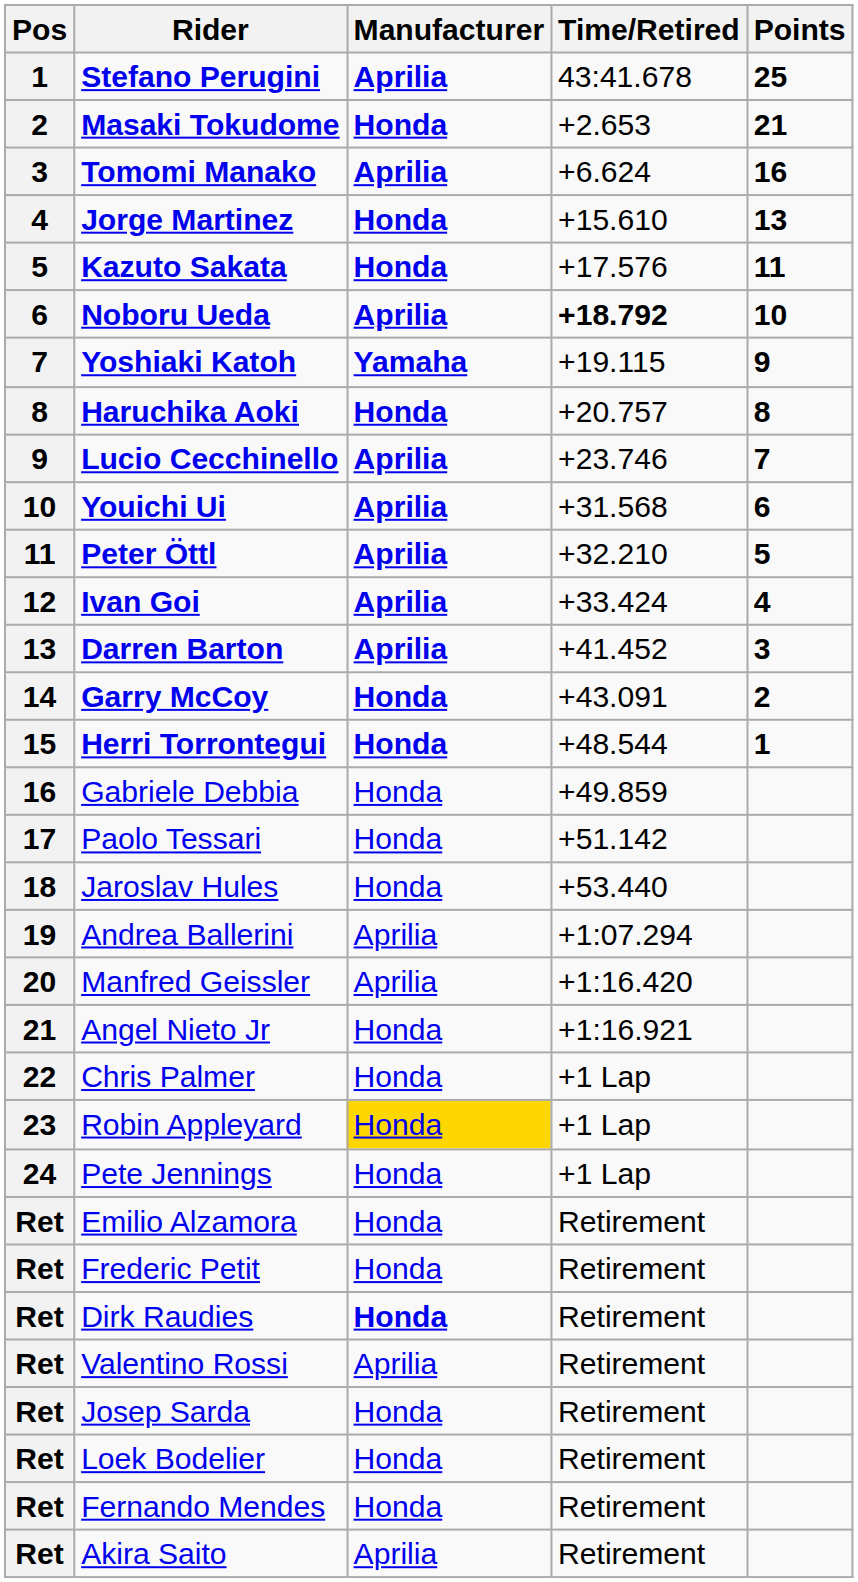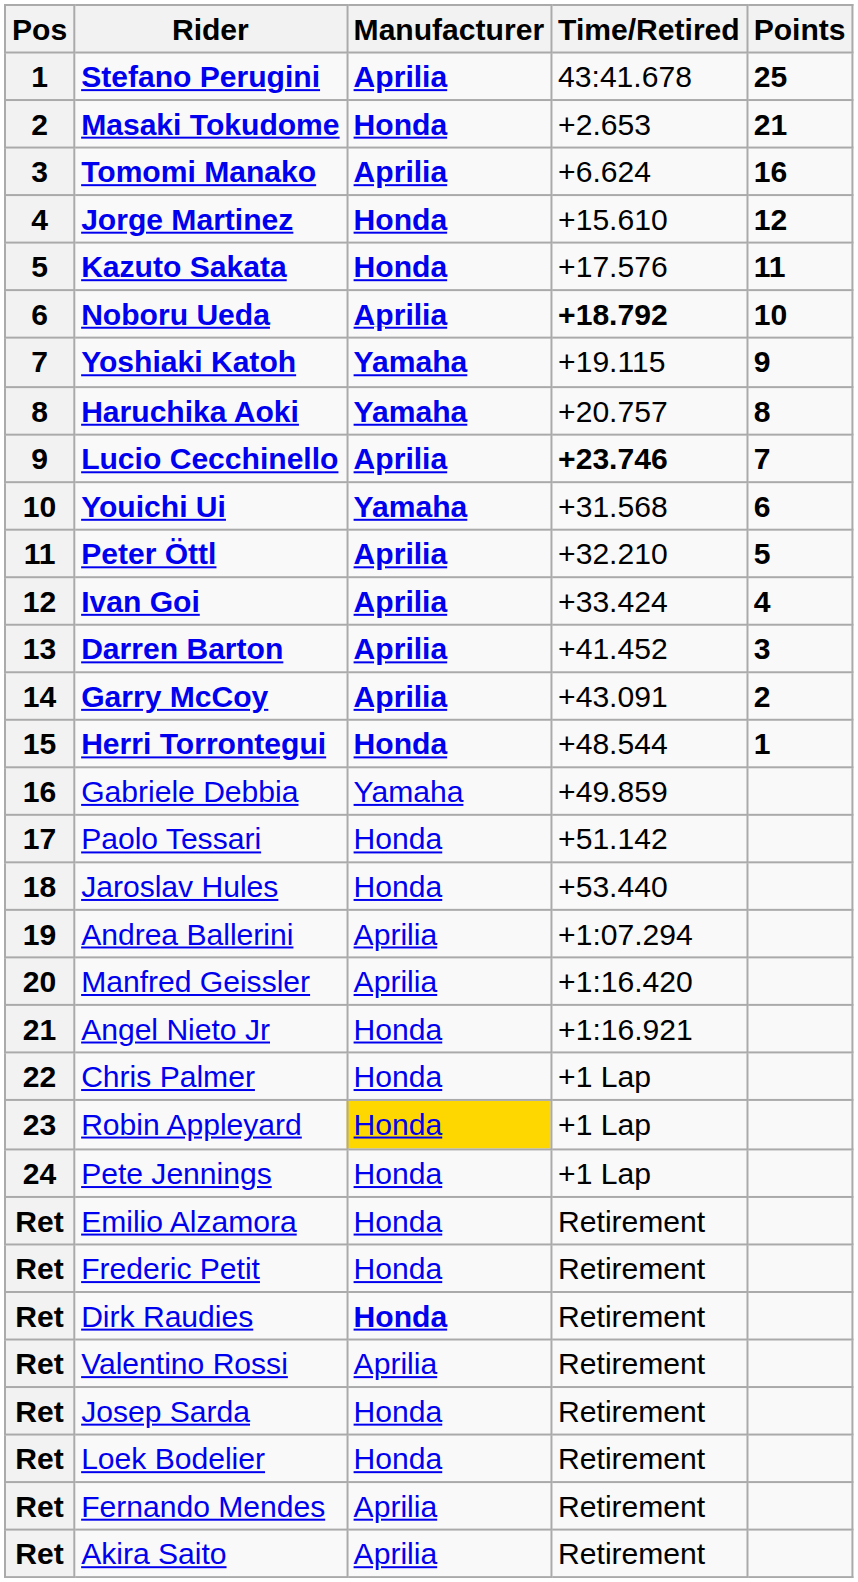(770, 220) 13 -> (770, 220) 12
(400, 410) Honda -> (410, 410) Yamaha
(613, 458) normal -> (613, 458) bold
(400, 505) Aprilia -> (410, 505) Yamaha
(400, 696) Honda -> (400, 696) Aprilia
(398, 791) Honda -> (408, 791) Yamaha
(398, 1506) Honda -> (395, 1506) Aprilia
